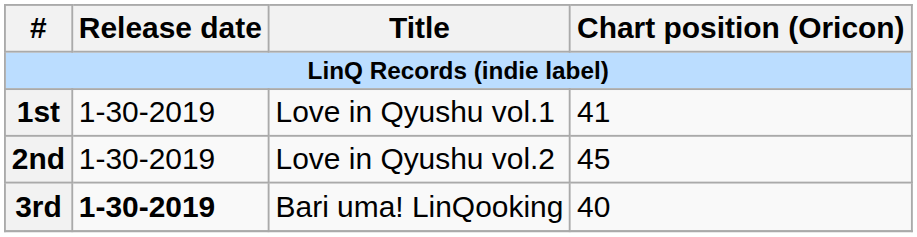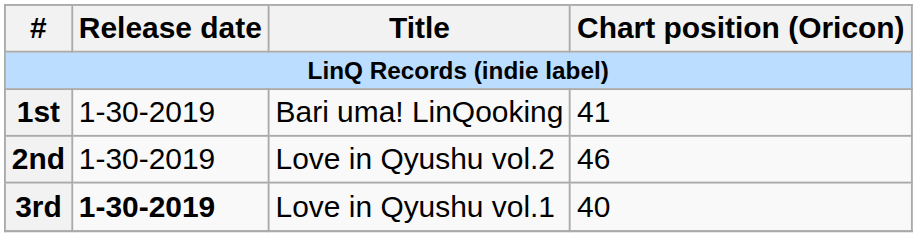(419, 112) Love in Qyushu vol.1 -> (419, 112) Bari uma! LinQooking
(741, 159) 45 -> (741, 159) 46
(419, 207) Bari uma! LinQooking -> (419, 207) Love in Qyushu vol.1
